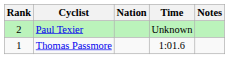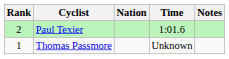(172, 29) Unknown -> (172, 29) 1:01.6
(172, 45) 1:01.6 -> (172, 45) Unknown
